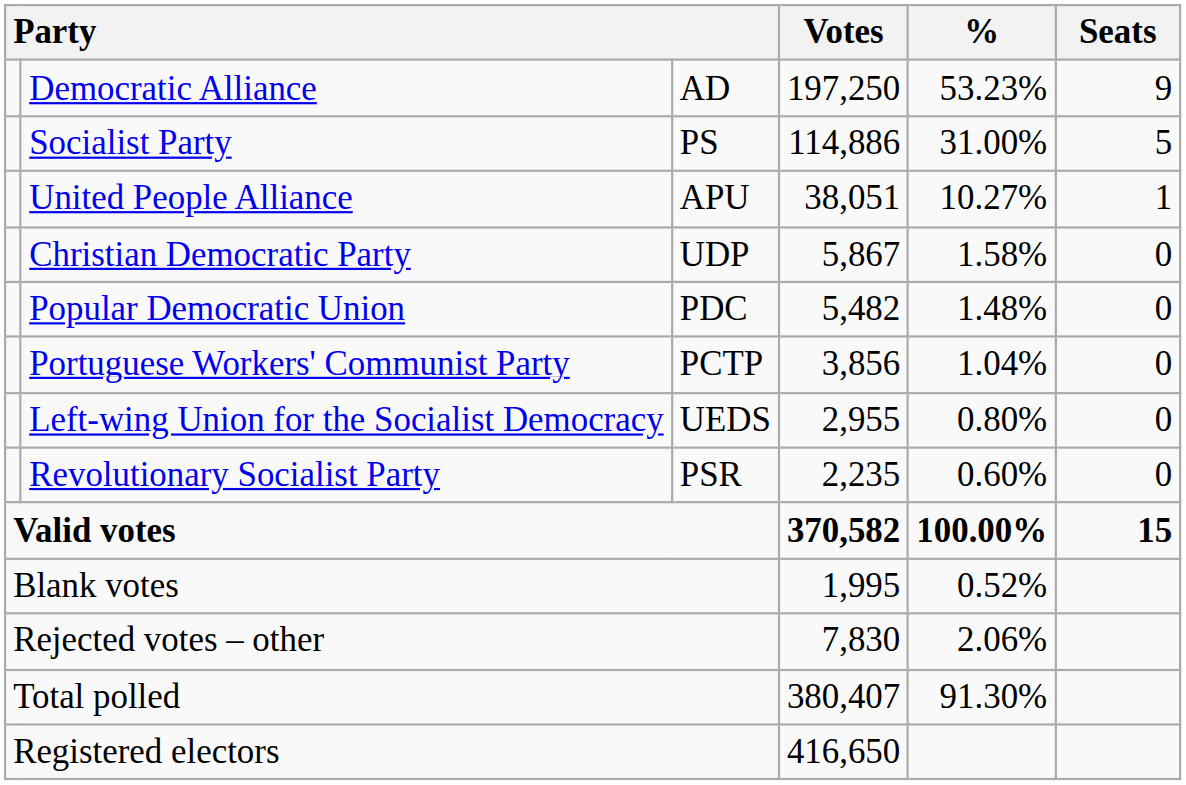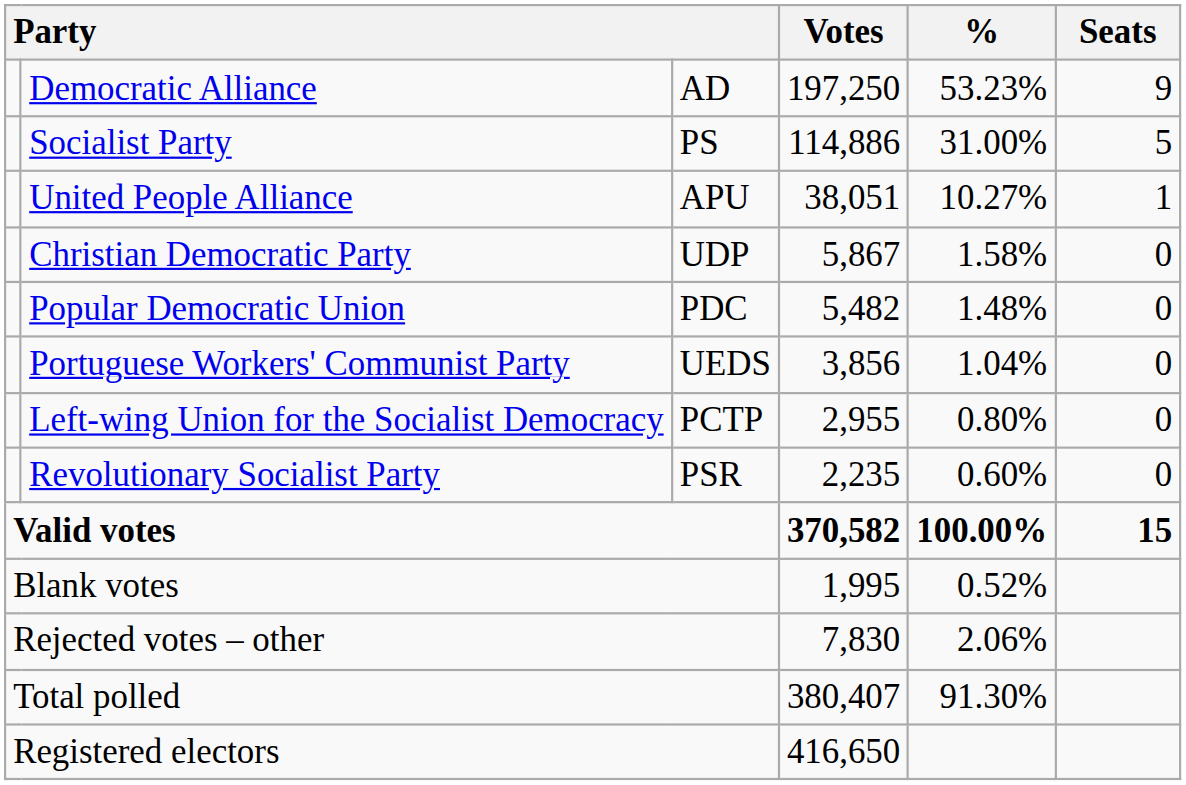(721, 364) PCTP -> (725, 364) UEDS
(725, 419) UEDS -> (721, 419) PCTP
